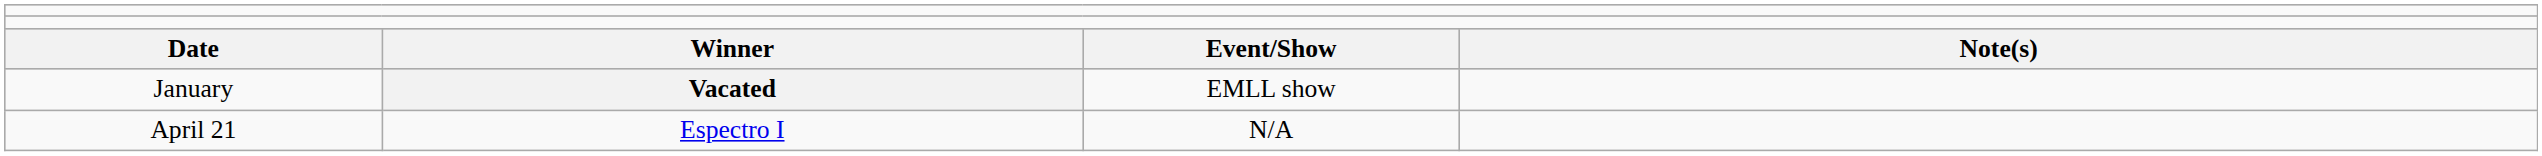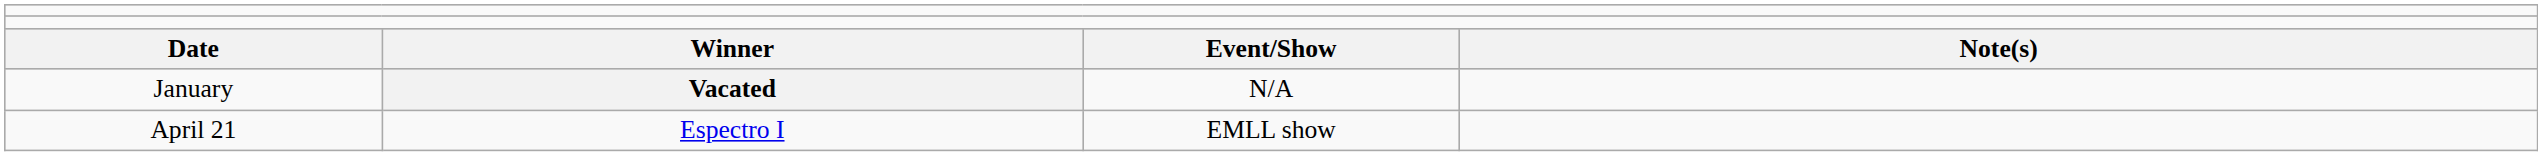(1271, 88) EMLL show -> (1271, 88) N/A
(1271, 129) N/A -> (1271, 129) EMLL show
